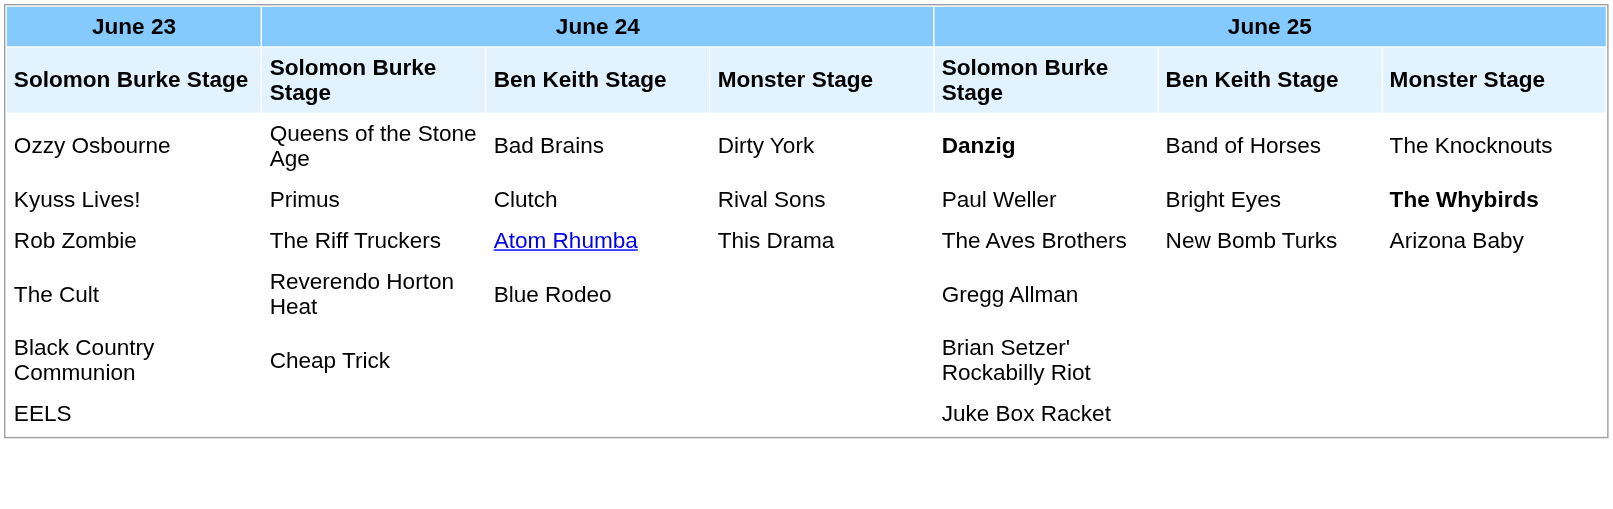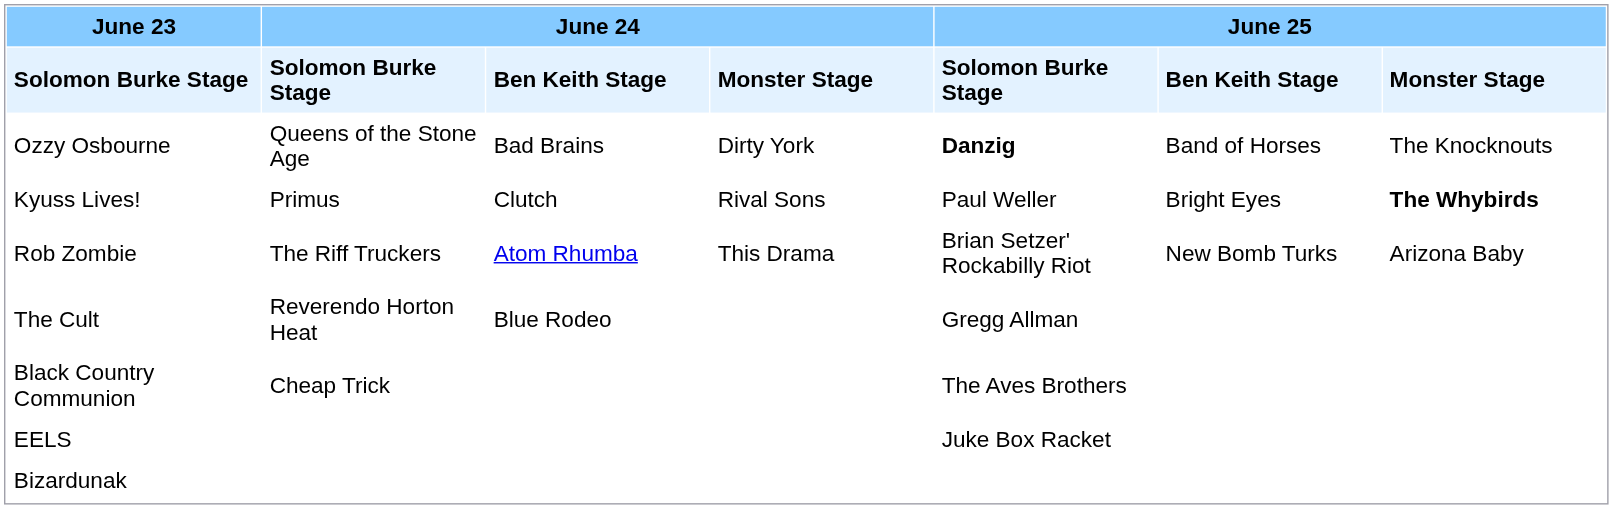(1034, 240) The Aves Brothers -> (1016, 253) Brian Setzer' Rockabilly Riot
(1016, 360) Brian Setzer' Rockabilly Riot -> (1034, 385) The Aves Brothers
+ row: (70, 480)
